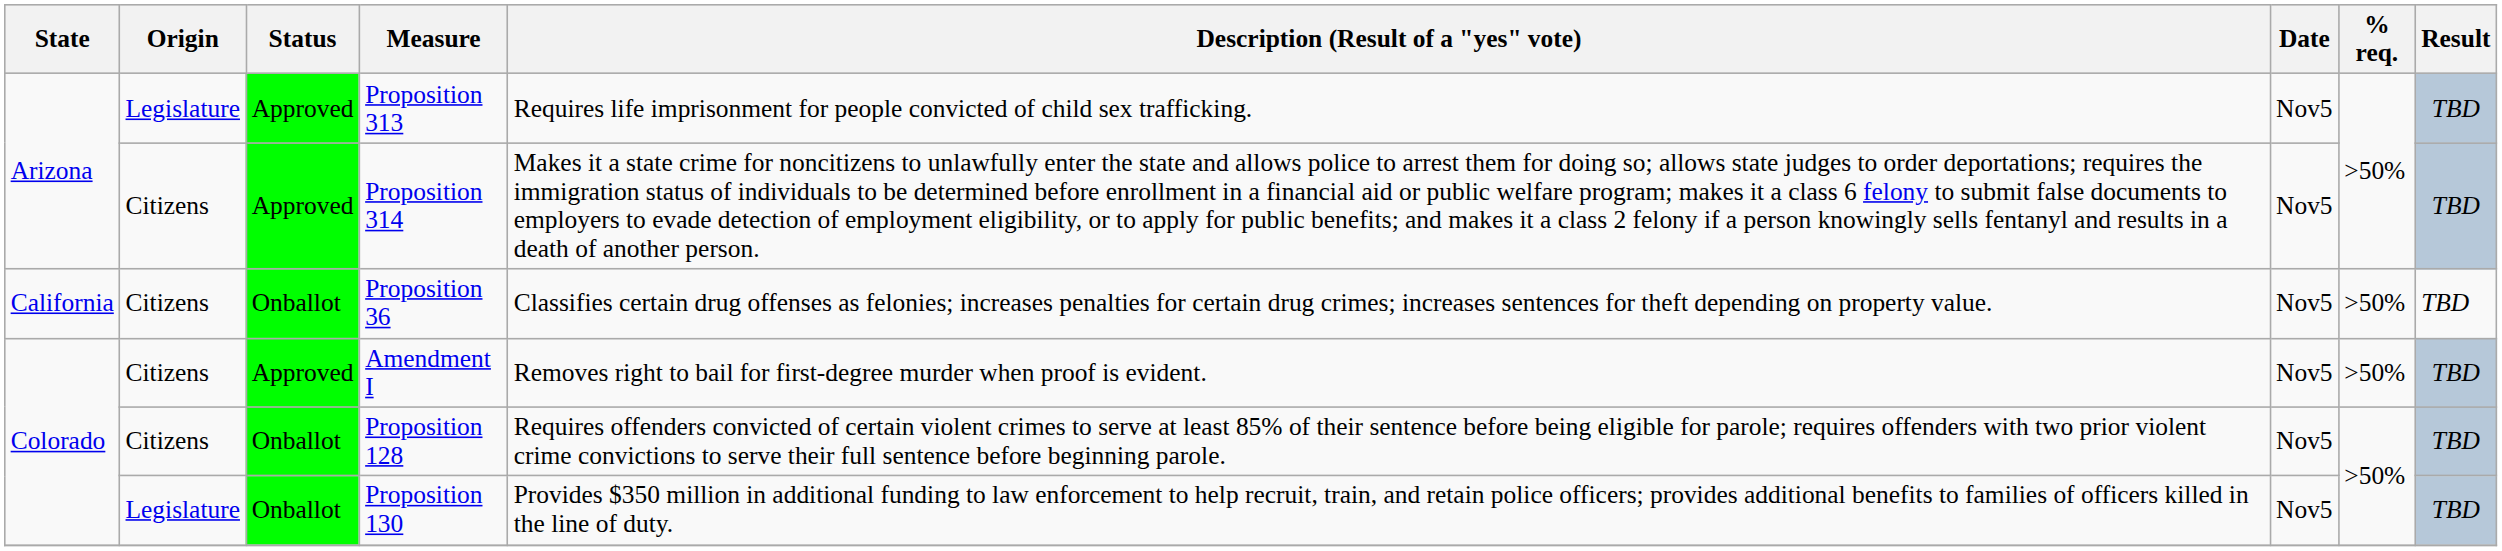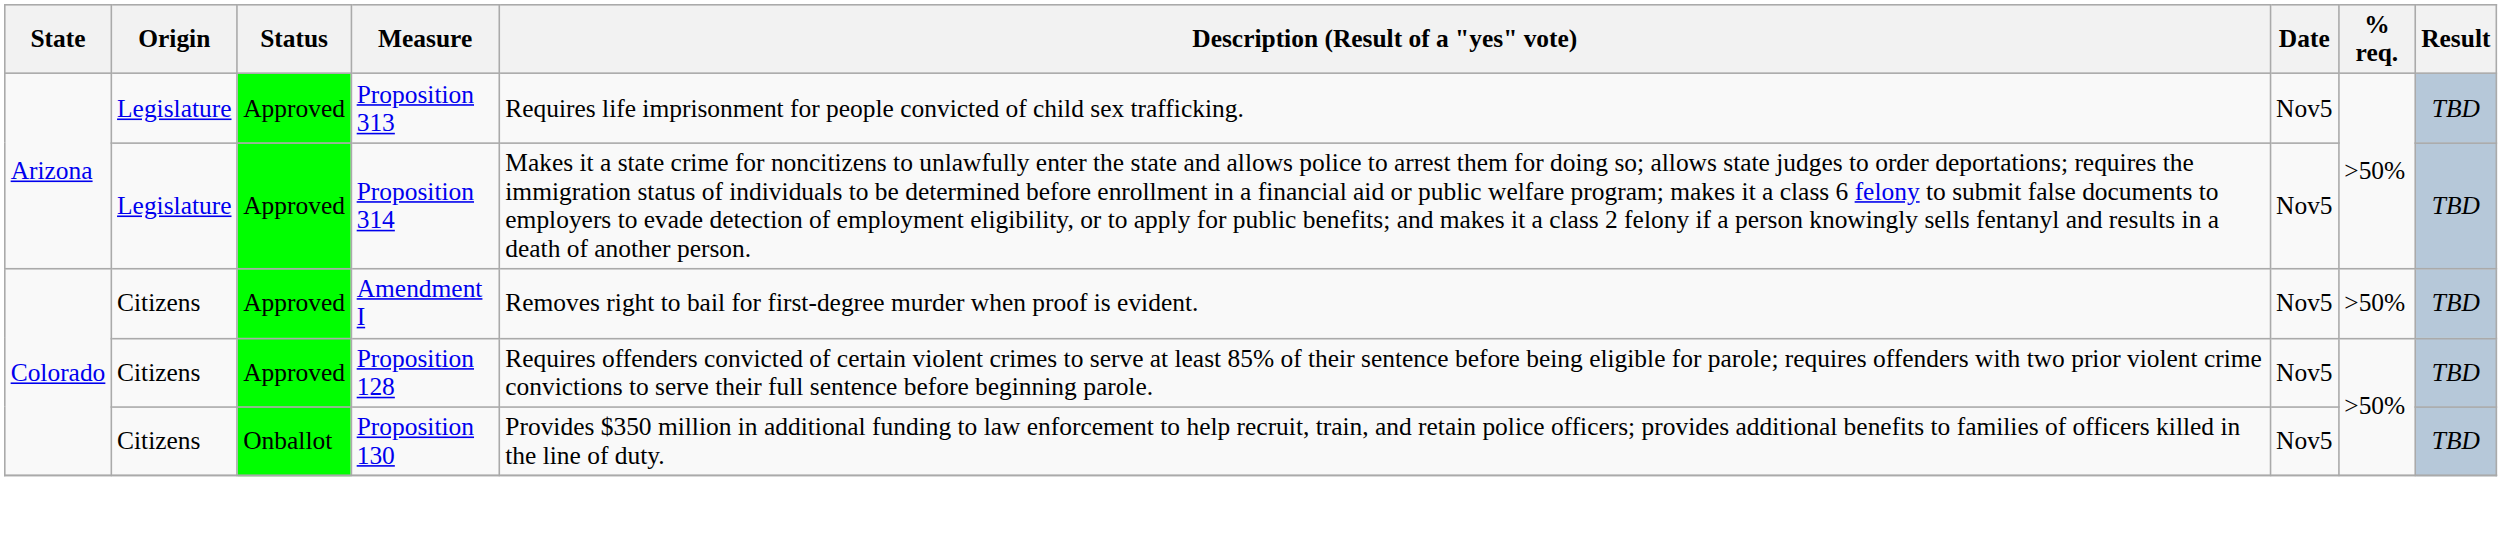(167, 205) Citizens -> (174, 205) Legislature
- row: (424, 303)
(296, 441) Onballot -> (294, 372) Approved
(183, 510) Legislature -> (159, 441) Citizens
